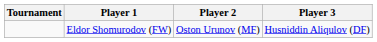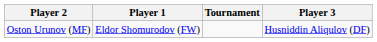columns swapped: (34, 12) <-> (218, 12)
